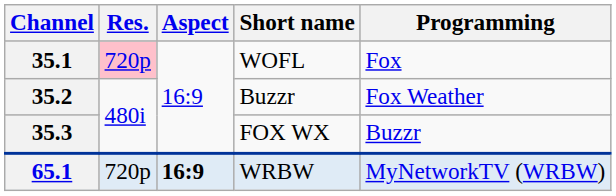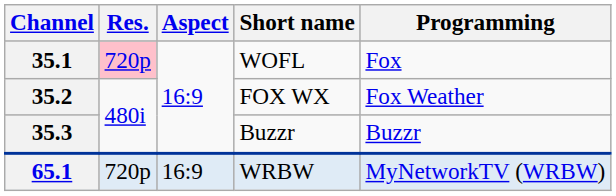(267, 96) Buzzr -> (285, 96) FOX WX
(285, 133) FOX WX -> (267, 133) Buzzr
(183, 171) bold -> (182, 171) normal
